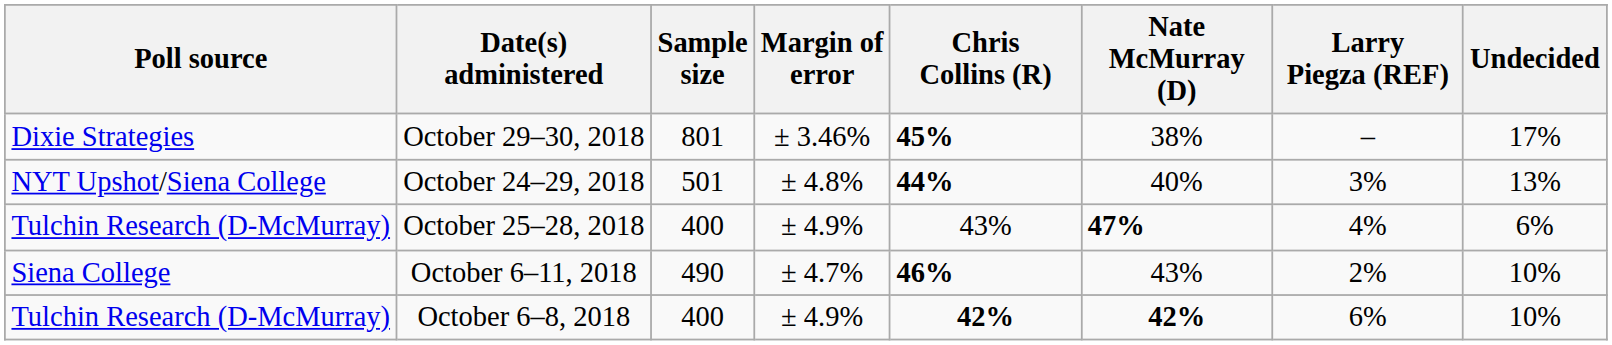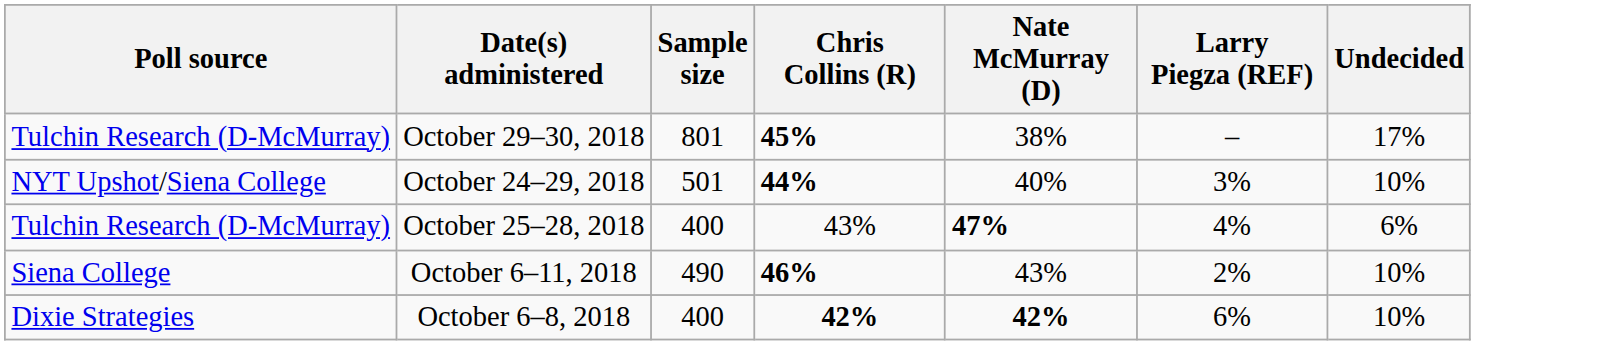- column: (822, 59)
(103, 136) Dixie Strategies -> (201, 136) Tulchin Research (D-McMurray)
(1535, 181) 13% -> (1399, 181) 10%
(201, 317) Tulchin Research (D-McMurray) -> (103, 317) Dixie Strategies
